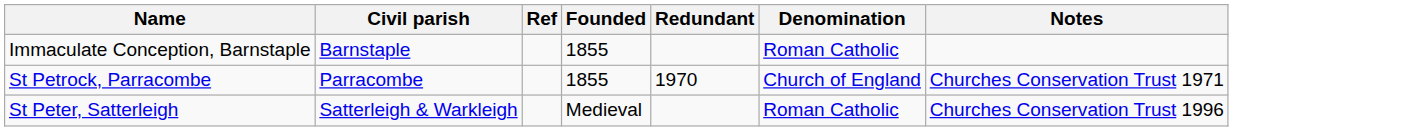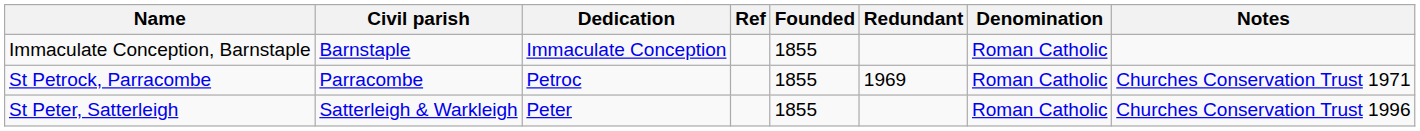+ column: (626, 19)
(676, 79) 1970 -> (885, 79) 1969
(842, 79) Church of England -> (1040, 79) Roman Catholic
(604, 110) Medieval -> (796, 110) 1855
